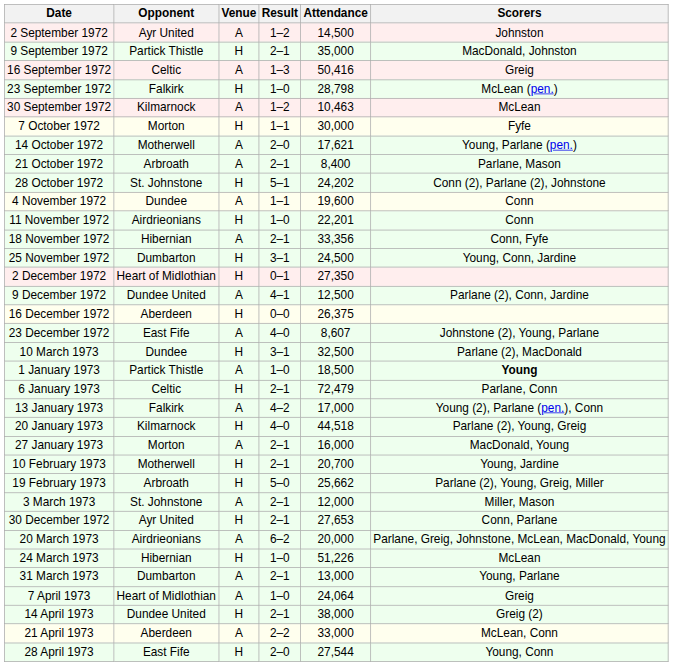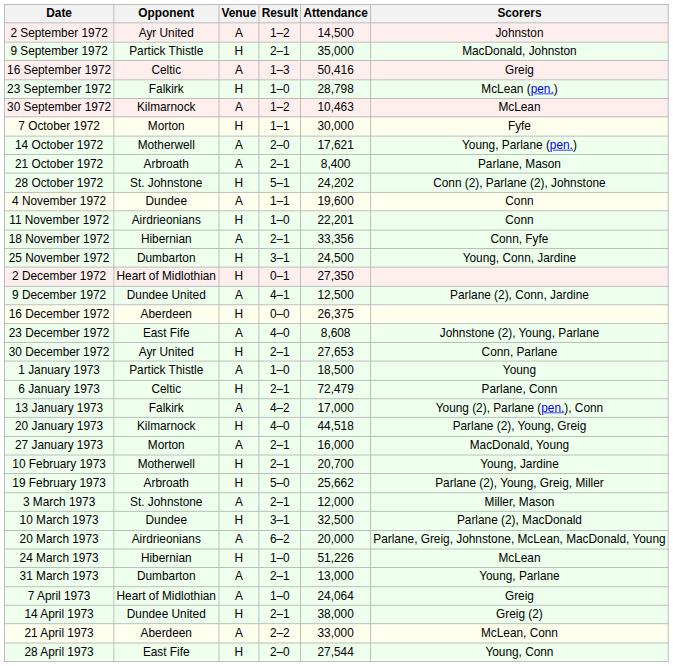(336, 333) 8,607 -> (336, 333) 8,608
rows swapped: (59, 520) <-> (59, 351)
(519, 370) bold -> (519, 370) normal
